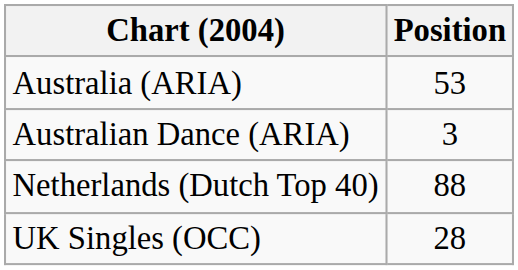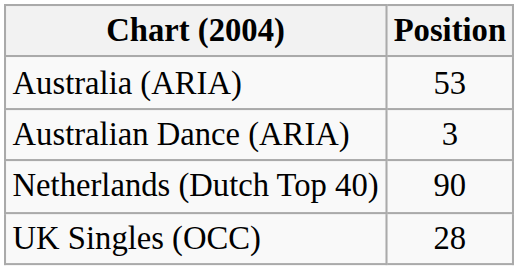(450, 185) 88 -> (450, 185) 90
